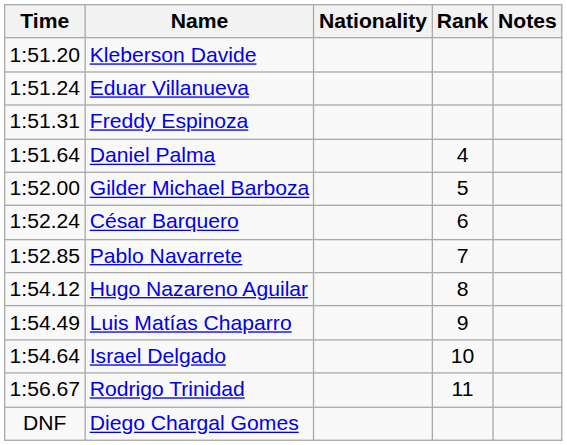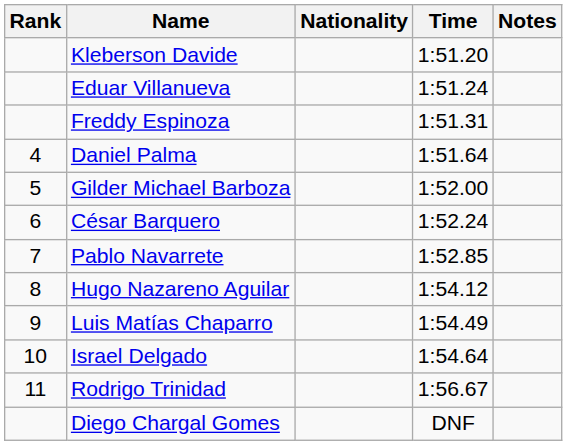columns swapped: (463, 21) <-> (45, 21)
